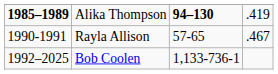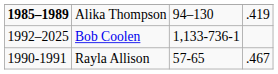(193, 15) bold -> (193, 15) normal
rows swapped: (112, 36) <-> (108, 58)
